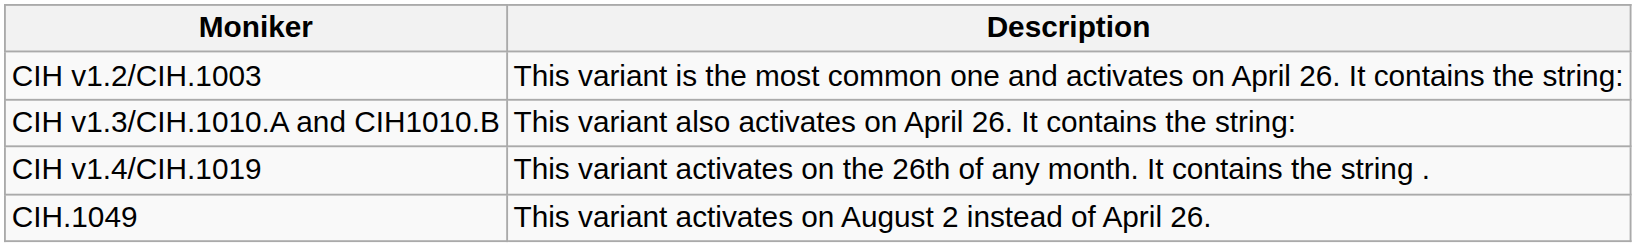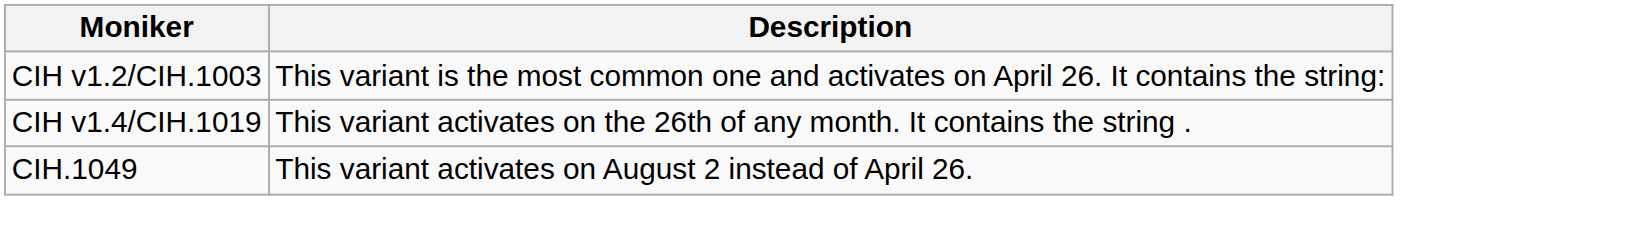- row: (256, 122)
